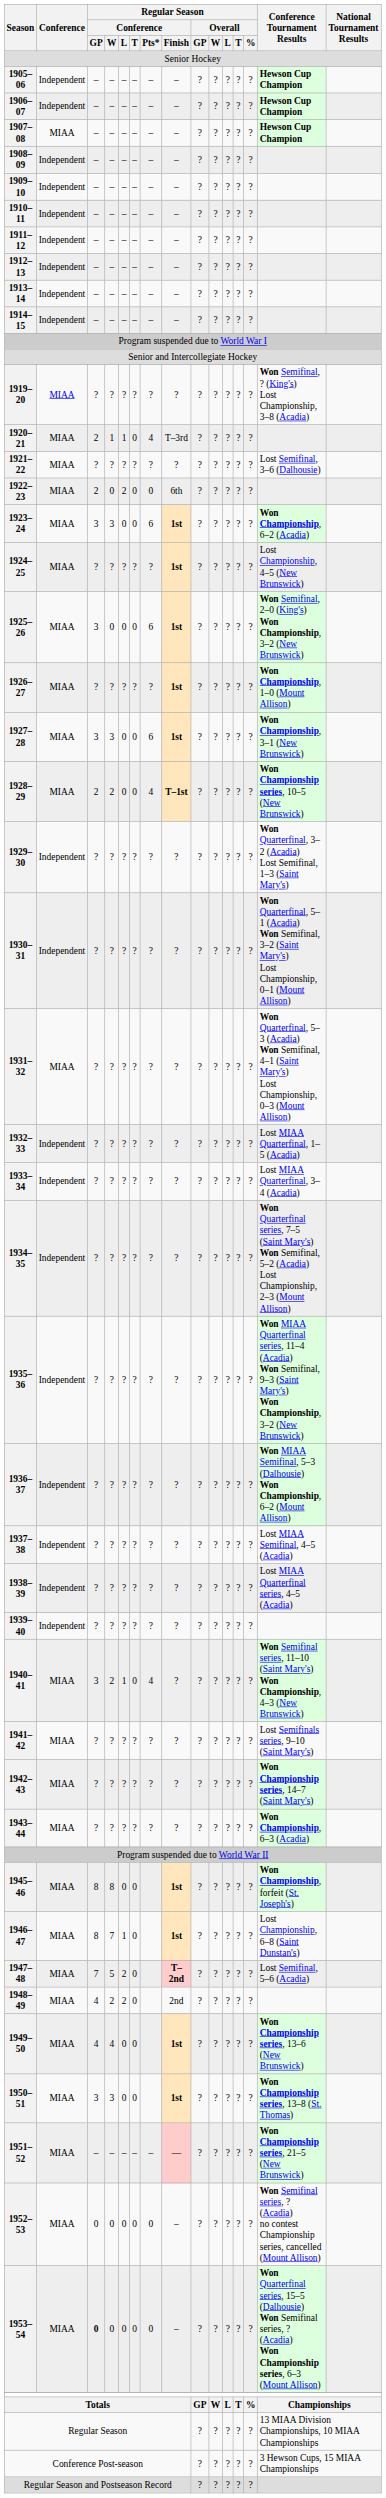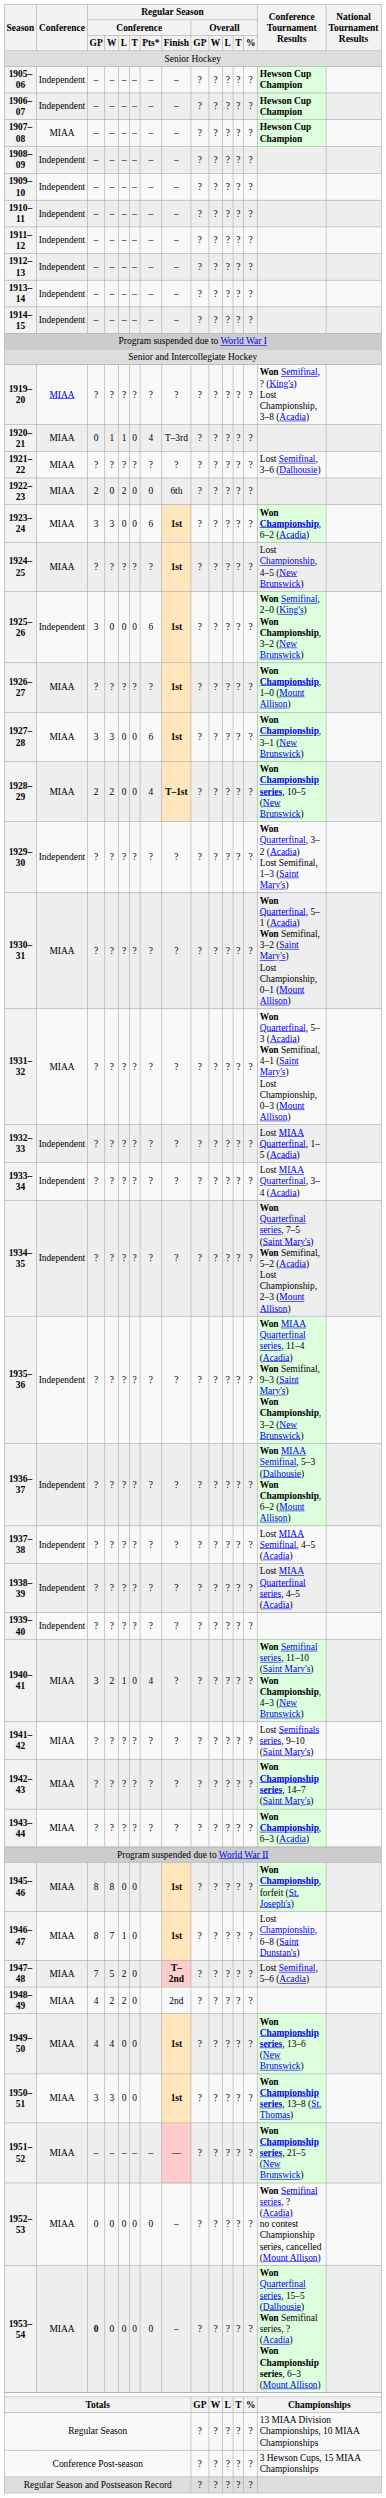(96, 438) 2 -> (96, 438) 0
(62, 627) MIAA -> (62, 627) Independent
(62, 950) Independent -> (62, 950) MIAA
